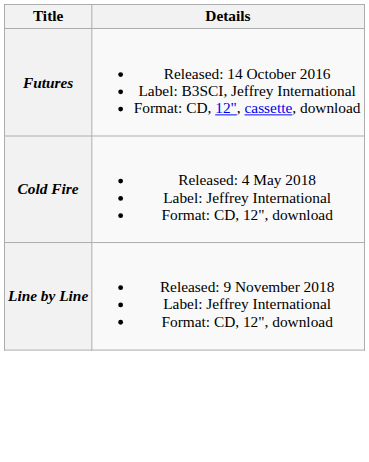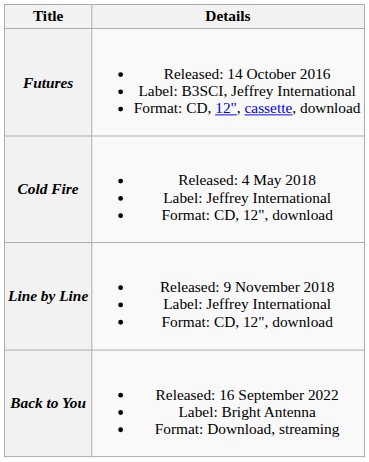+ row: (48, 403)
